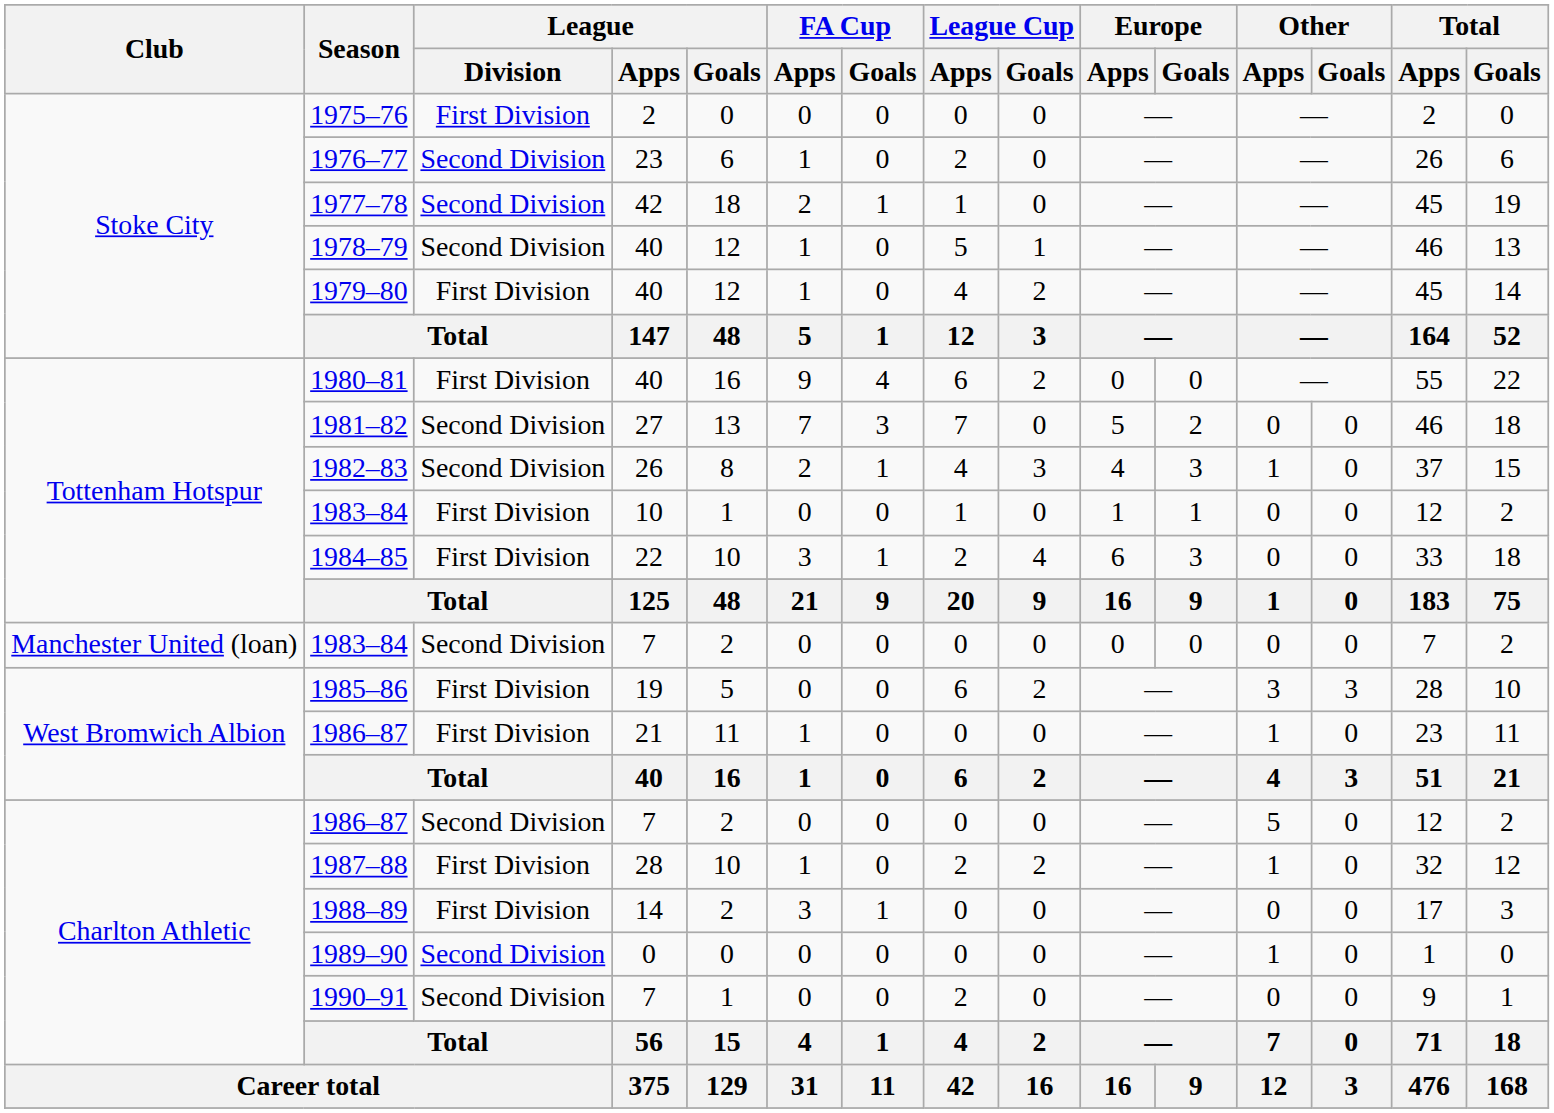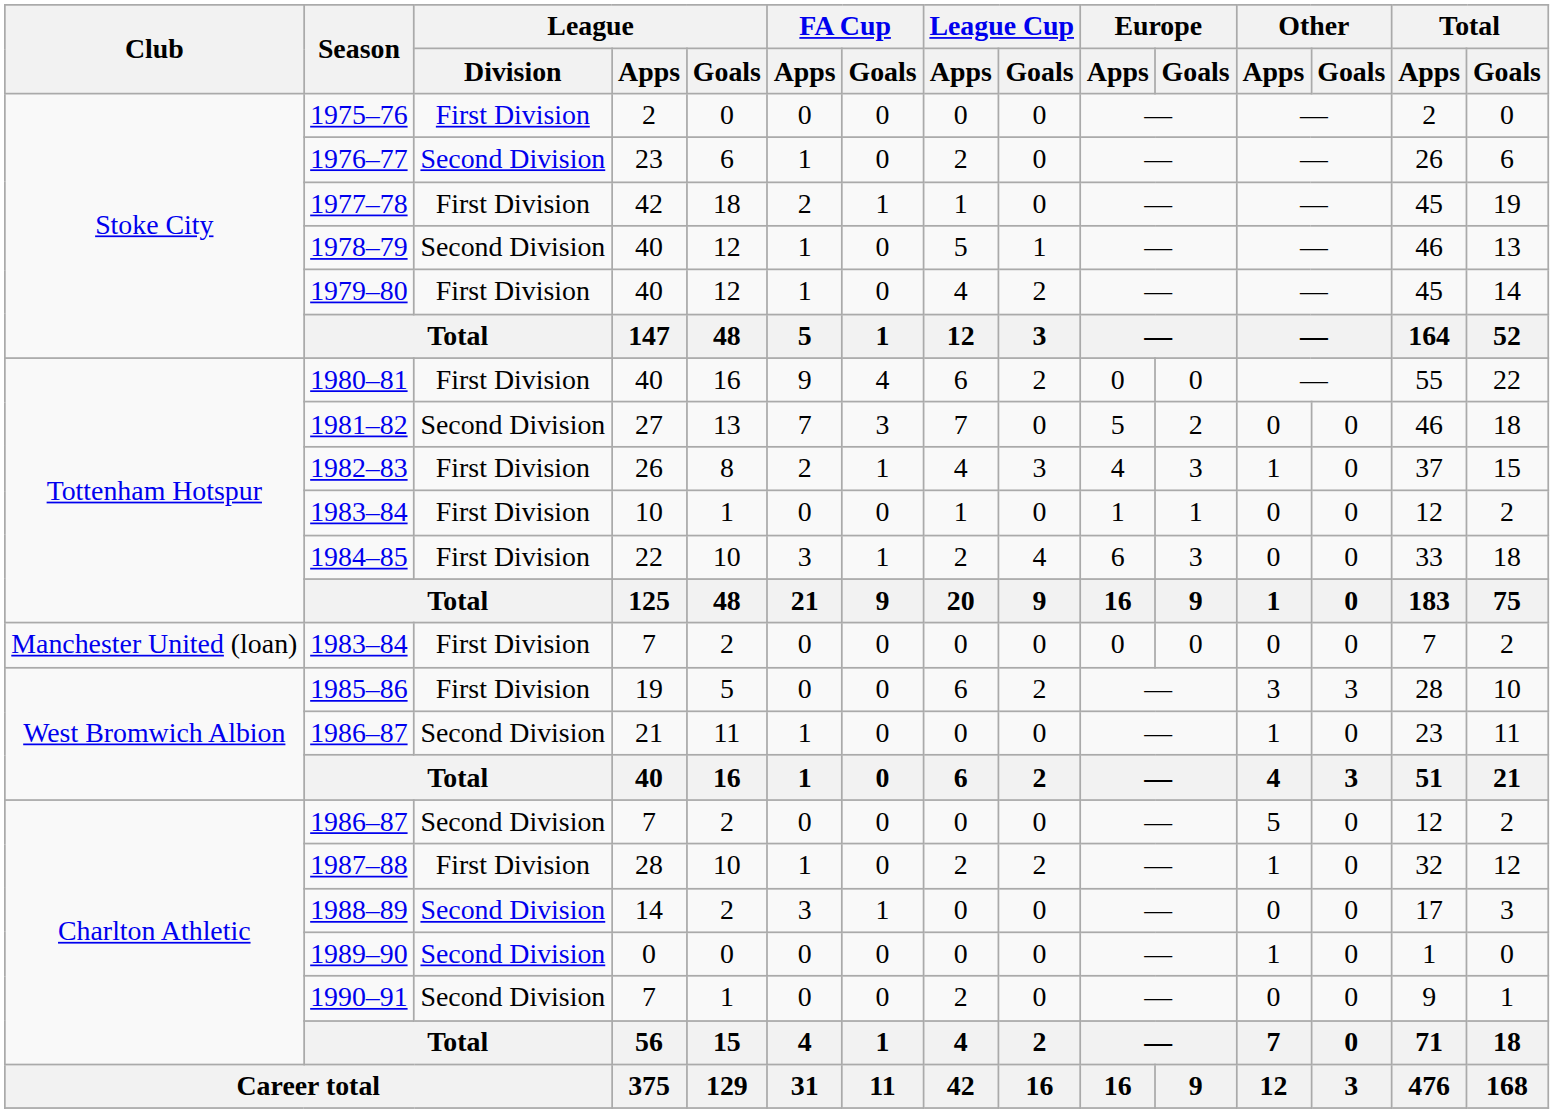(513, 203) Second Division -> (513, 203) First Division
(513, 468) Second Division -> (513, 468) First Division
(513, 644) Second Division -> (513, 644) First Division
(513, 733) First Division -> (513, 733) Second Division
(513, 909) First Division -> (513, 909) Second Division
